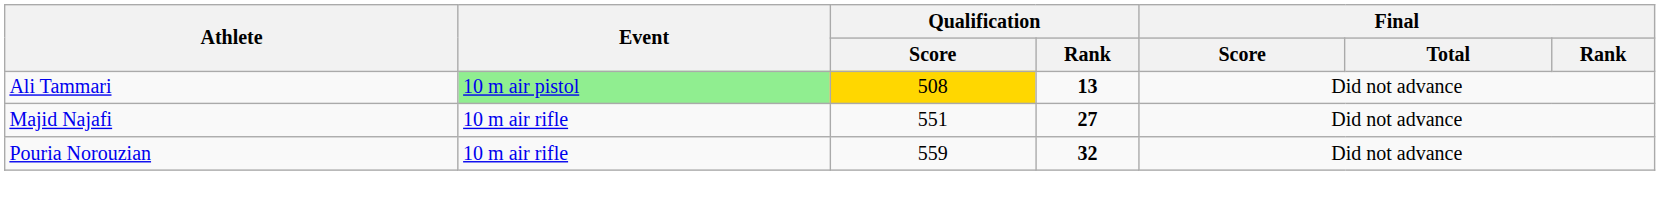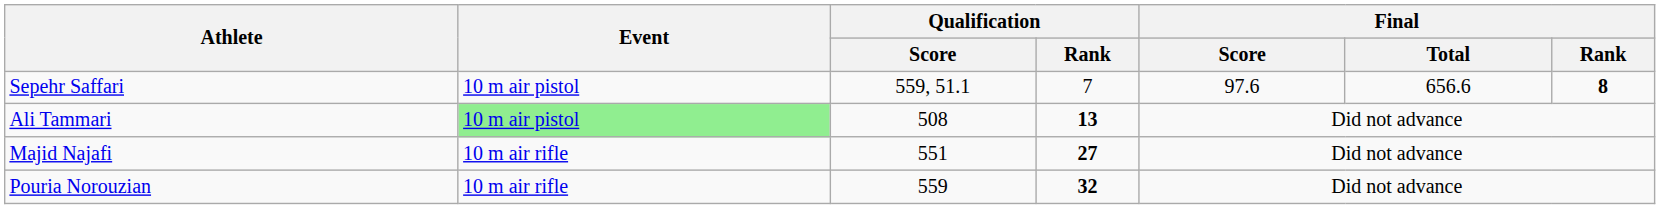+ row: (67, 87)
(933, 87) gold background -> (933, 120) no background
